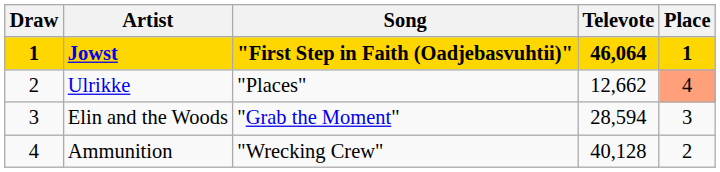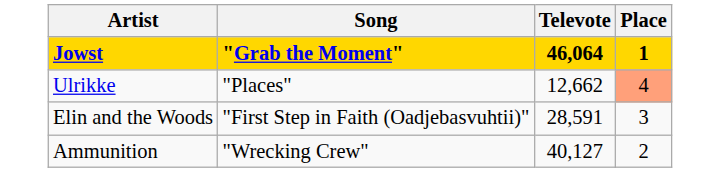- column: (34, 20)
(405, 53) "First Step in Faith (Oadjebasvuhtii)" -> (313, 53) "Grab the Moment"
(318, 118) "Grab the Moment" -> (376, 118) "First Step in Faith (Oadjebasvuhtii)"
(618, 118) 28,594 -> (575, 118) 28,591
(618, 150) 40,128 -> (575, 150) 40,127
